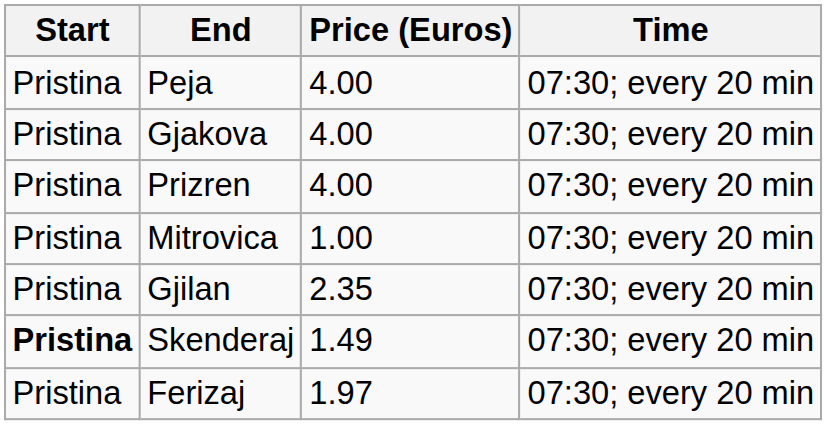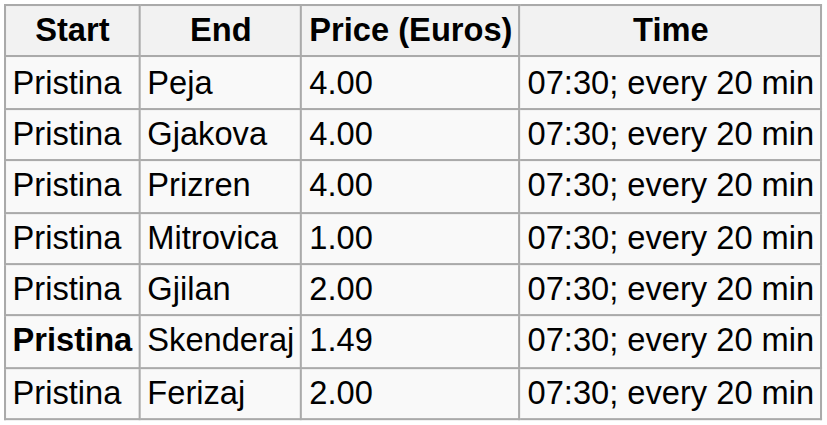(341, 289) 2.35 -> (341, 289) 2.00
(341, 392) 1.97 -> (341, 392) 2.00
